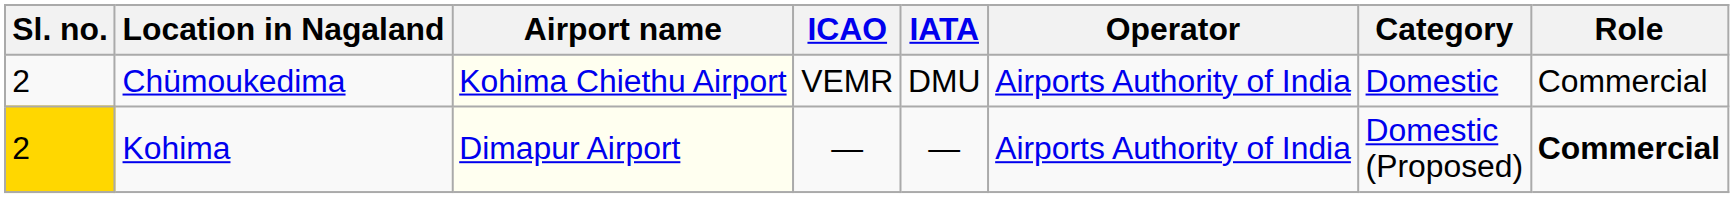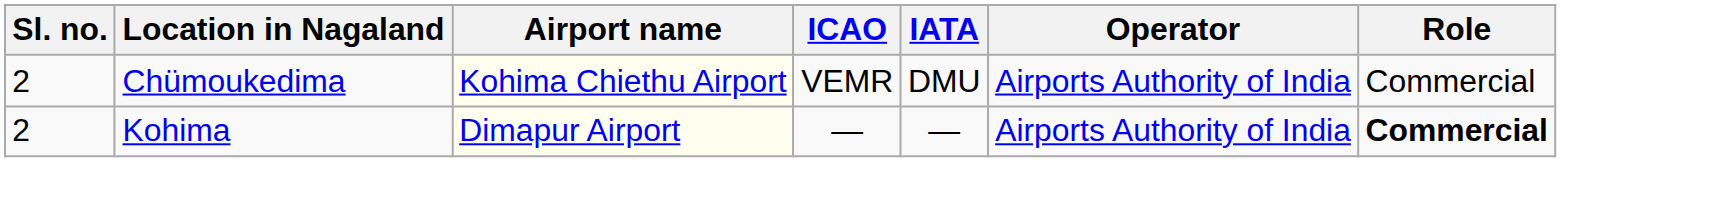- column: (1444, 29)
(21, 148) gold background -> (21, 130) no background
